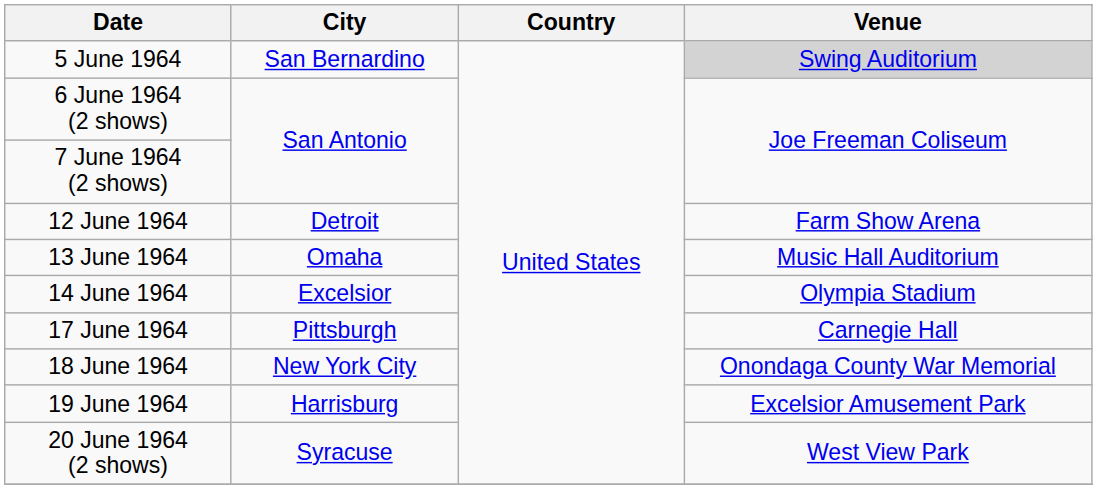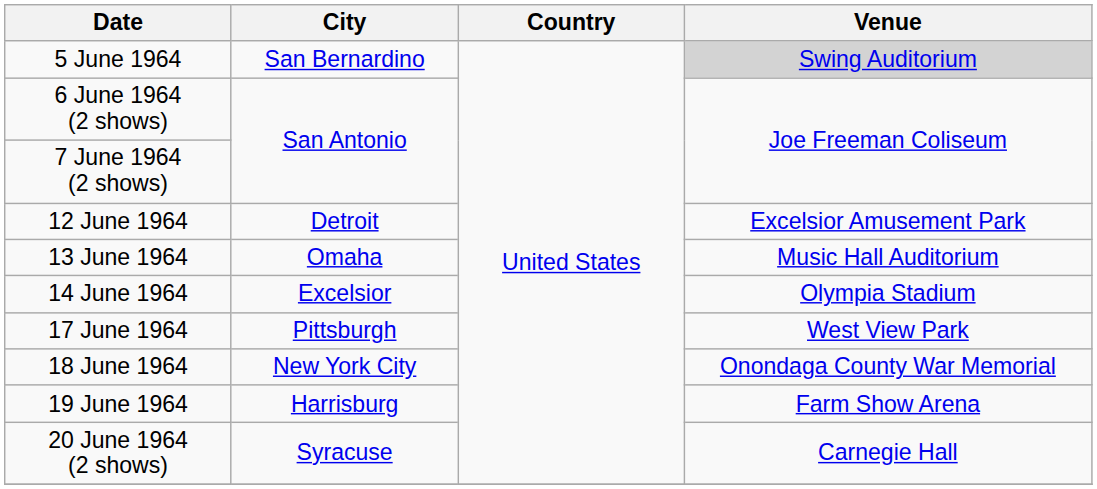(888, 220) Farm Show Arena -> (888, 220) Excelsior Amusement Park
(888, 330) Carnegie Hall -> (888, 330) West View Park
(888, 403) Excelsior Amusement Park -> (888, 403) Farm Show Arena
(888, 452) West View Park -> (888, 452) Carnegie Hall
